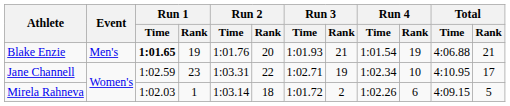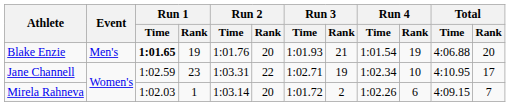(489, 53) 21 -> (489, 53) 20
(268, 92) 18 -> (268, 92) 20
(489, 92) 5 -> (489, 92) 7
